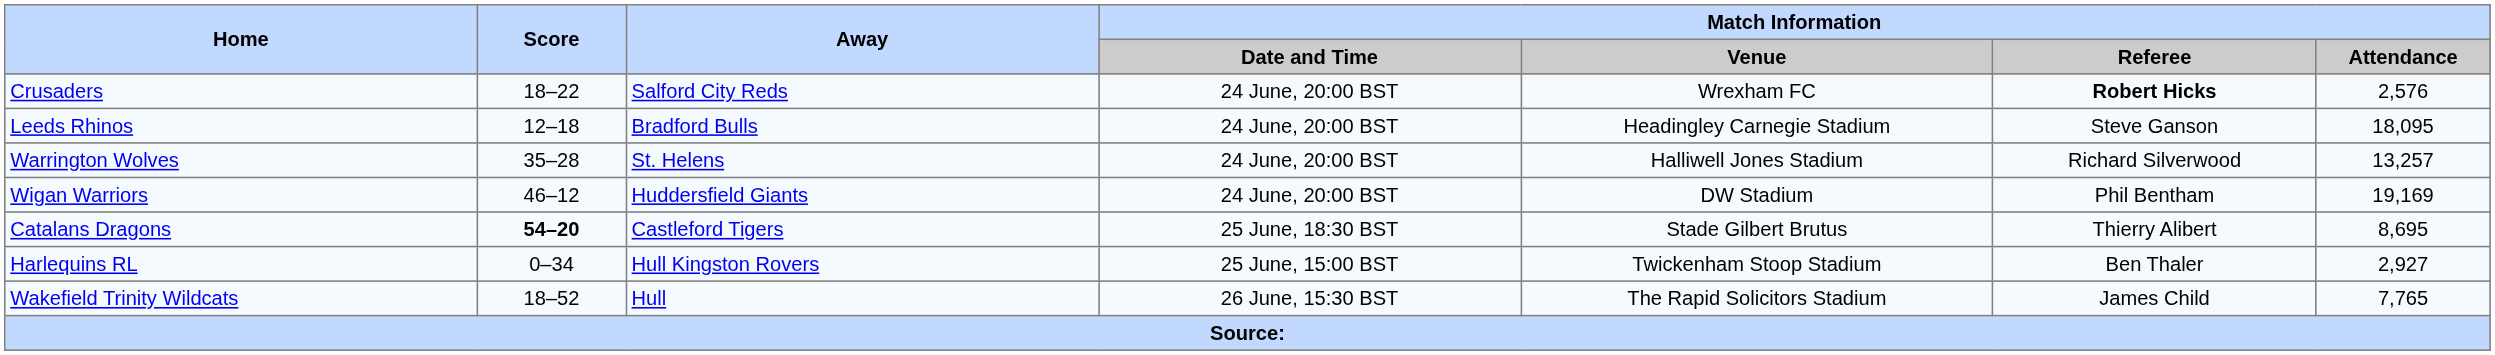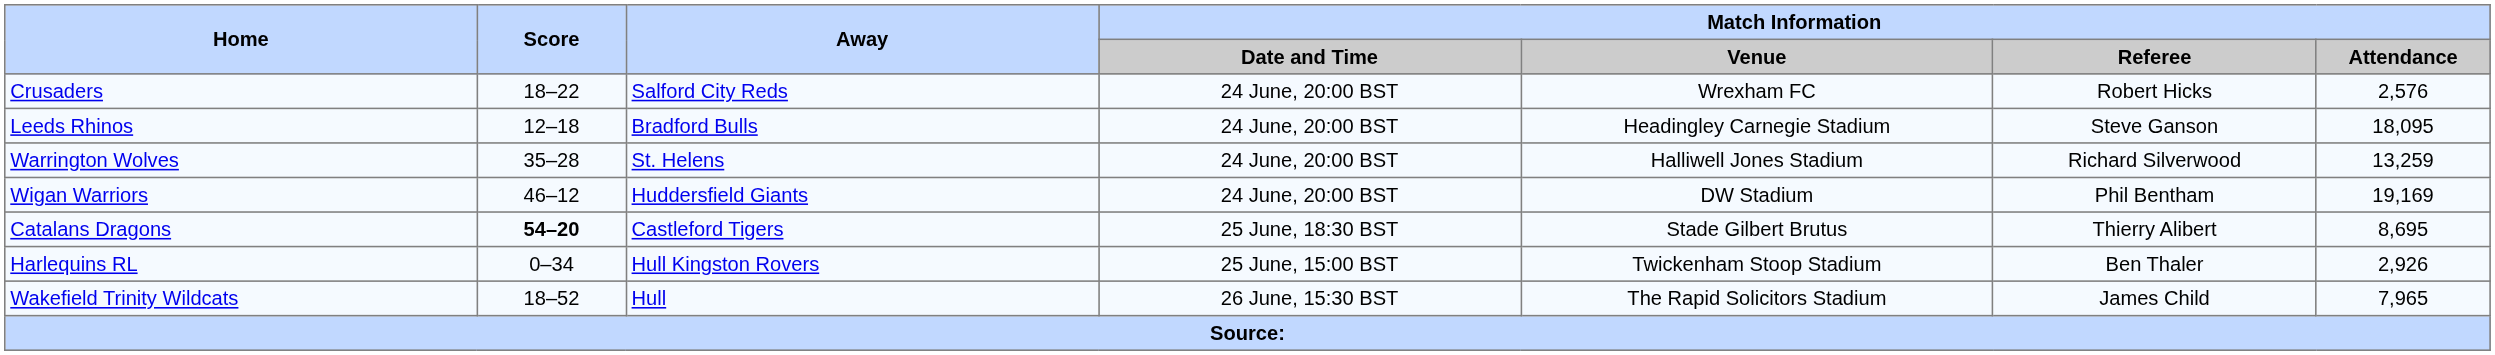(2155, 91) bold -> (2155, 91) normal
(2403, 160) 13,257 -> (2403, 160) 13,259
(2403, 264) 2,927 -> (2403, 264) 2,926
(2403, 298) 7,765 -> (2403, 298) 7,965
